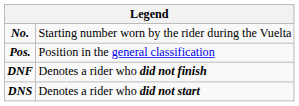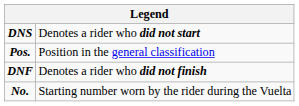rows swapped: (20, 33) <-> (20, 91)
